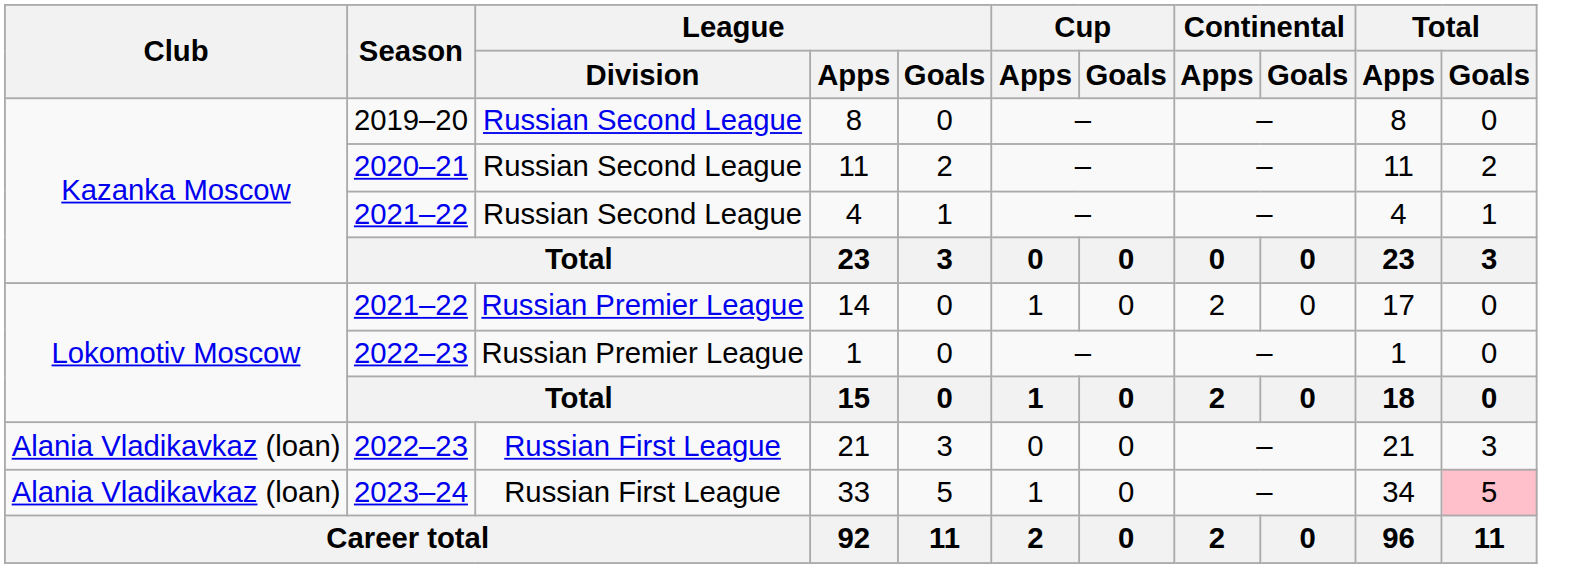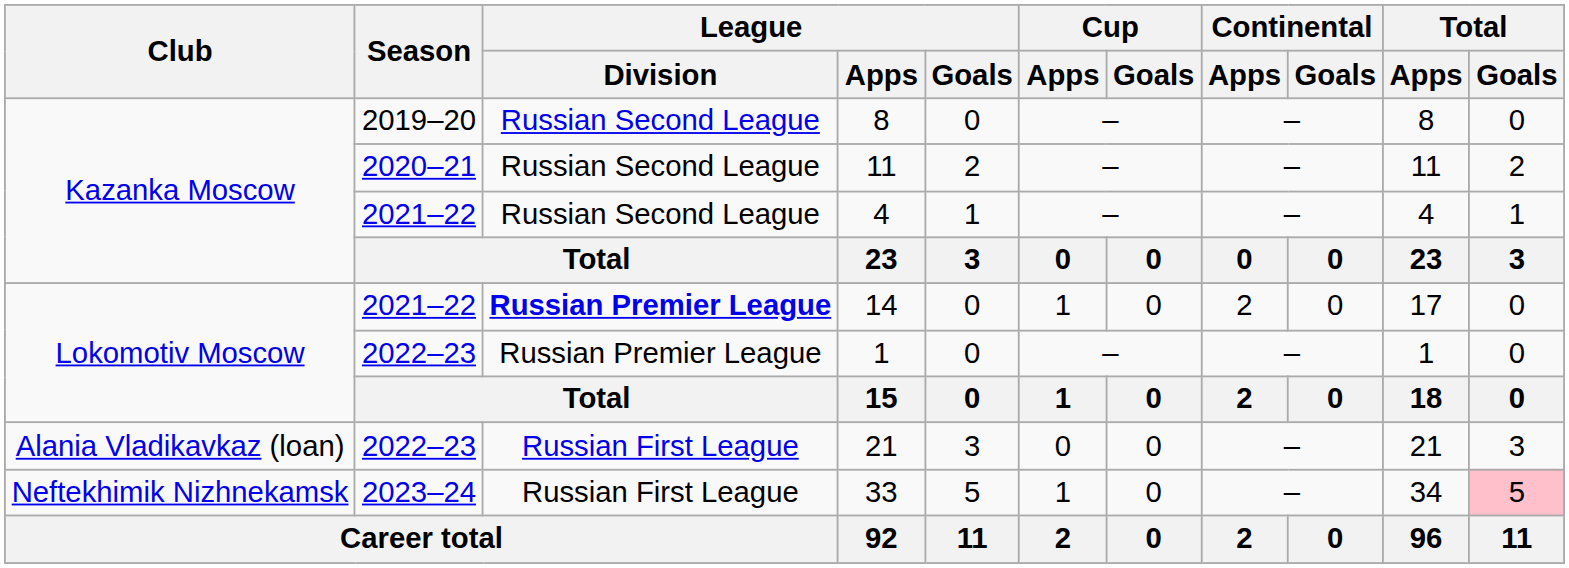(643, 306) normal -> (660, 306) bold
(176, 492) Alania Vladikavkaz (loan) -> (180, 492) Neftekhimik Nizhnekamsk
